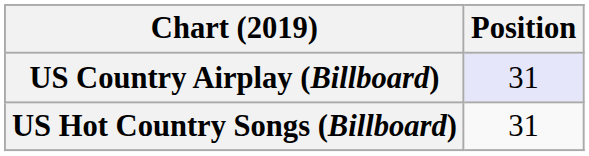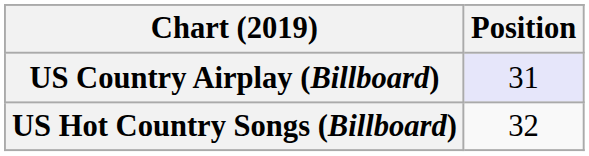(524, 125) 31 -> (524, 125) 32
